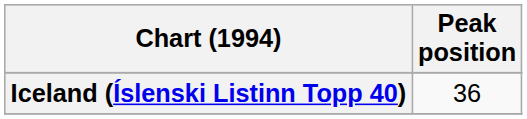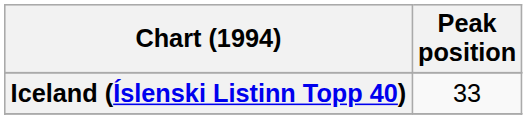(467, 93) 36 -> (467, 93) 33
